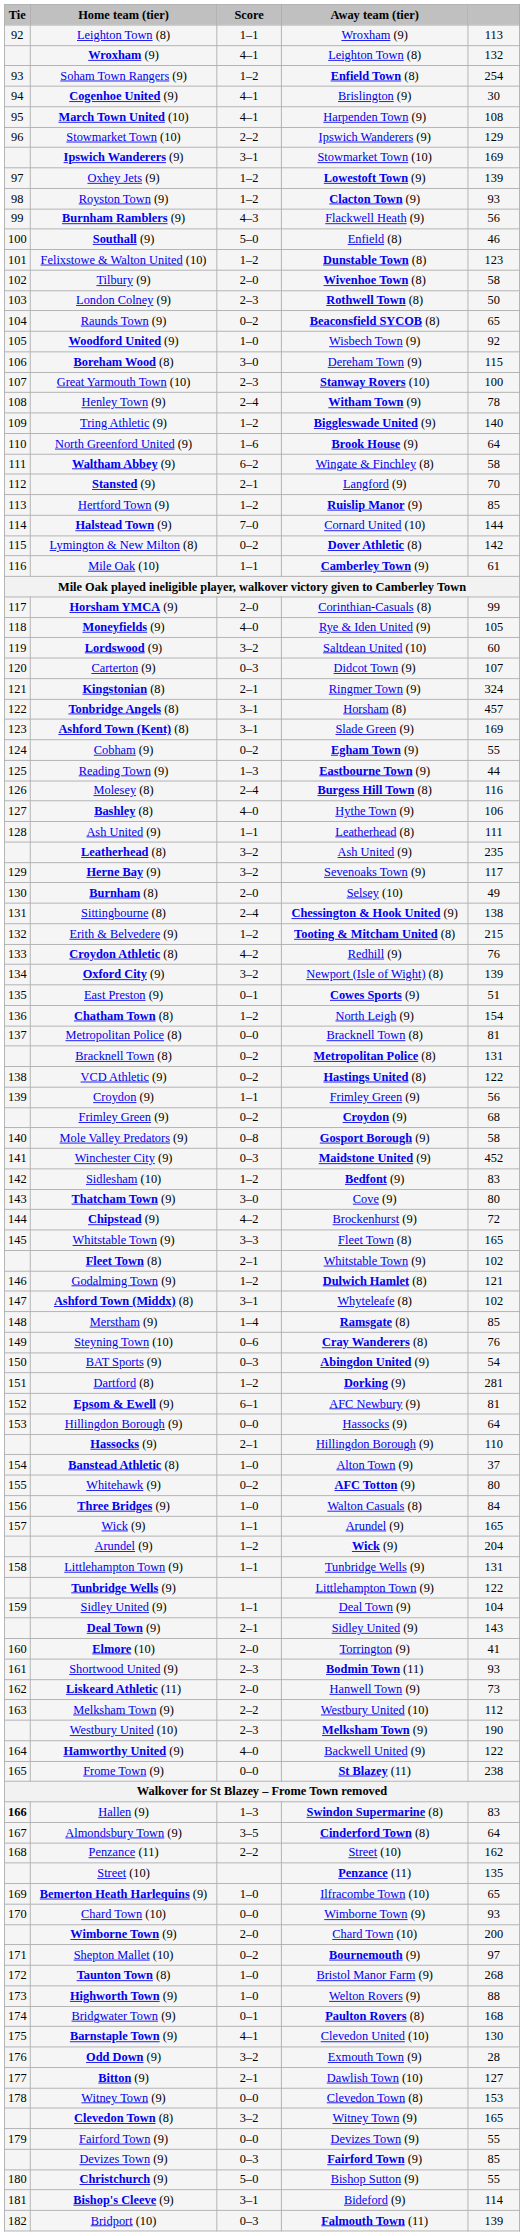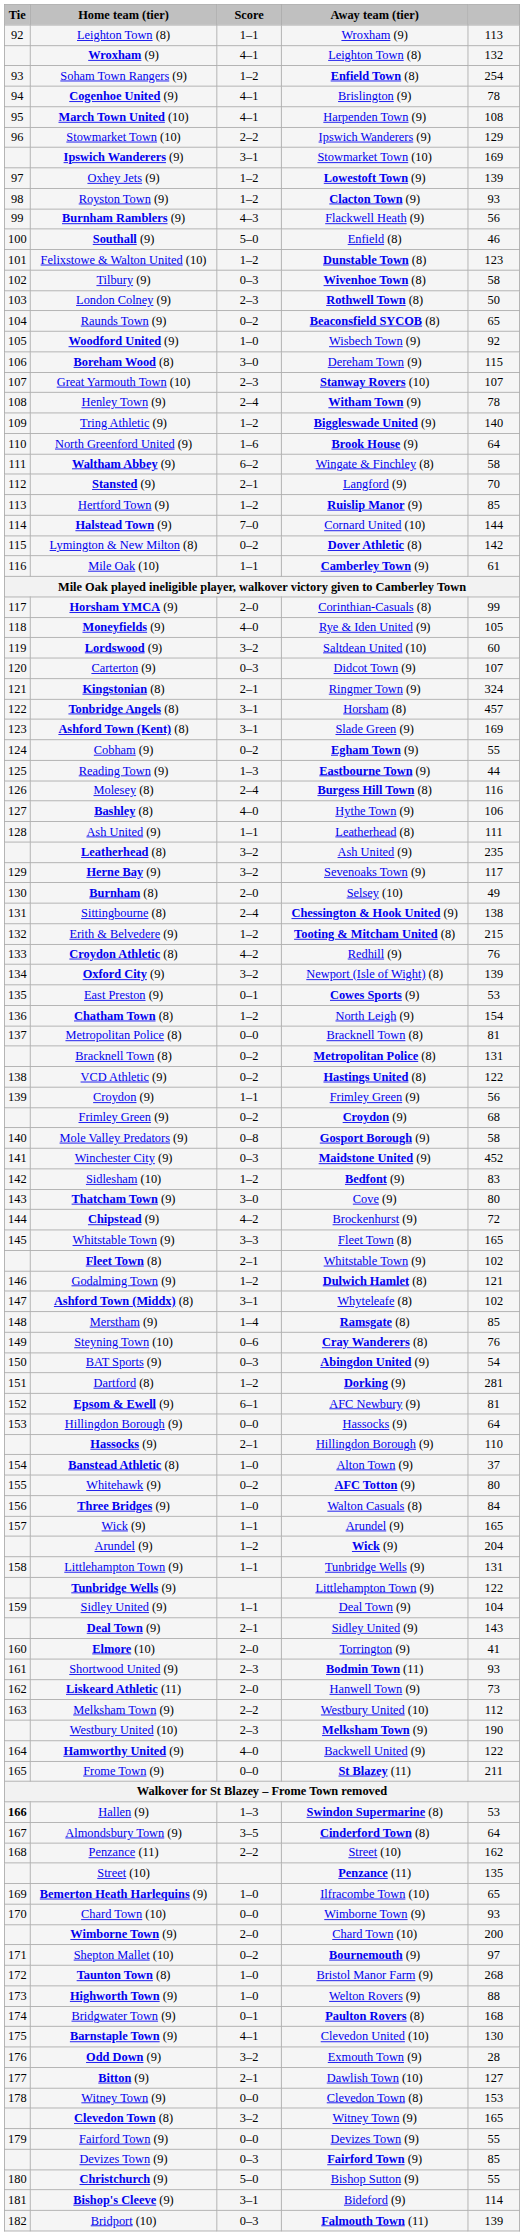(494, 96) 30 -> (494, 96) 78
(249, 280) 2–0 -> (249, 280) 0–3
(494, 382) 100 -> (494, 382) 107
(494, 995) 51 -> (494, 995) 53
(494, 1771) 238 -> (494, 1771) 211
(494, 1812) 83 -> (494, 1812) 53
